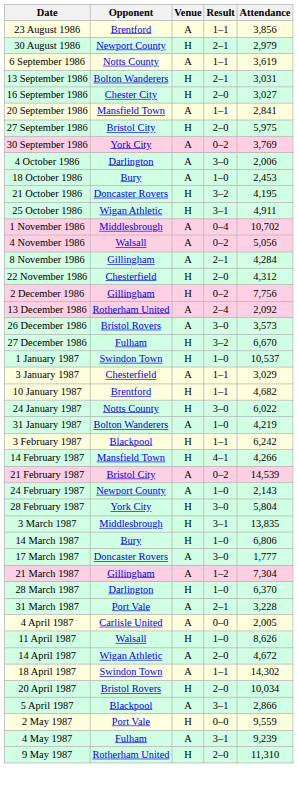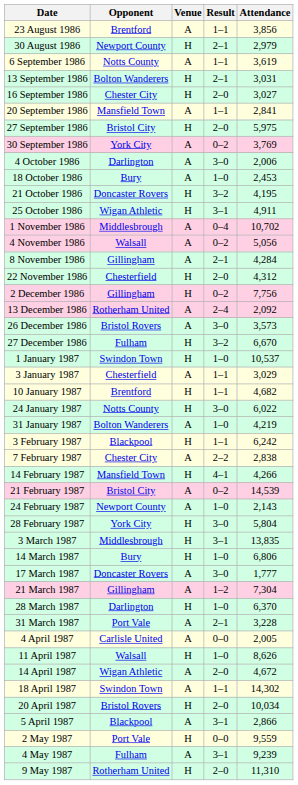+ row: (47, 458)
